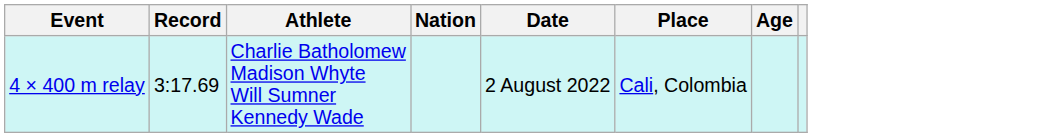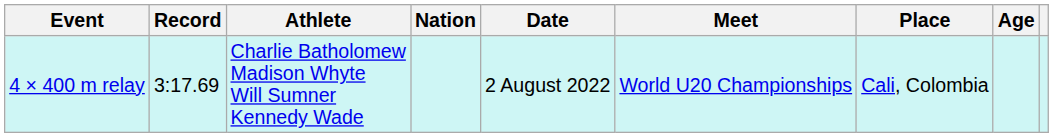+ column: (736, 20)
